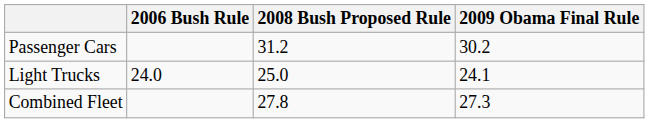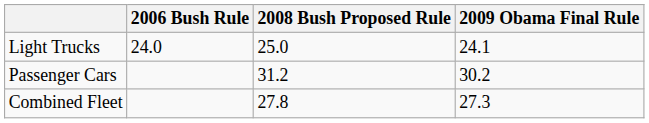rows swapped: (63, 46) <-> (54, 74)
